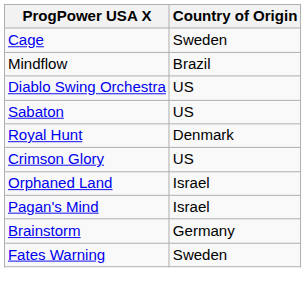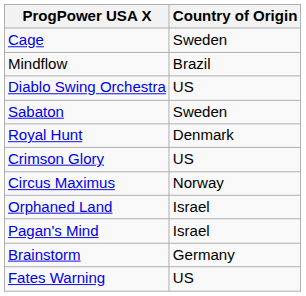(183, 111) US -> (200, 111) Sweden
+ row: (61, 183)
(200, 254) Sweden -> (183, 278) US
